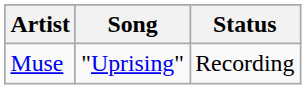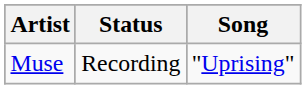columns swapped: (133, 23) <-> (245, 23)
